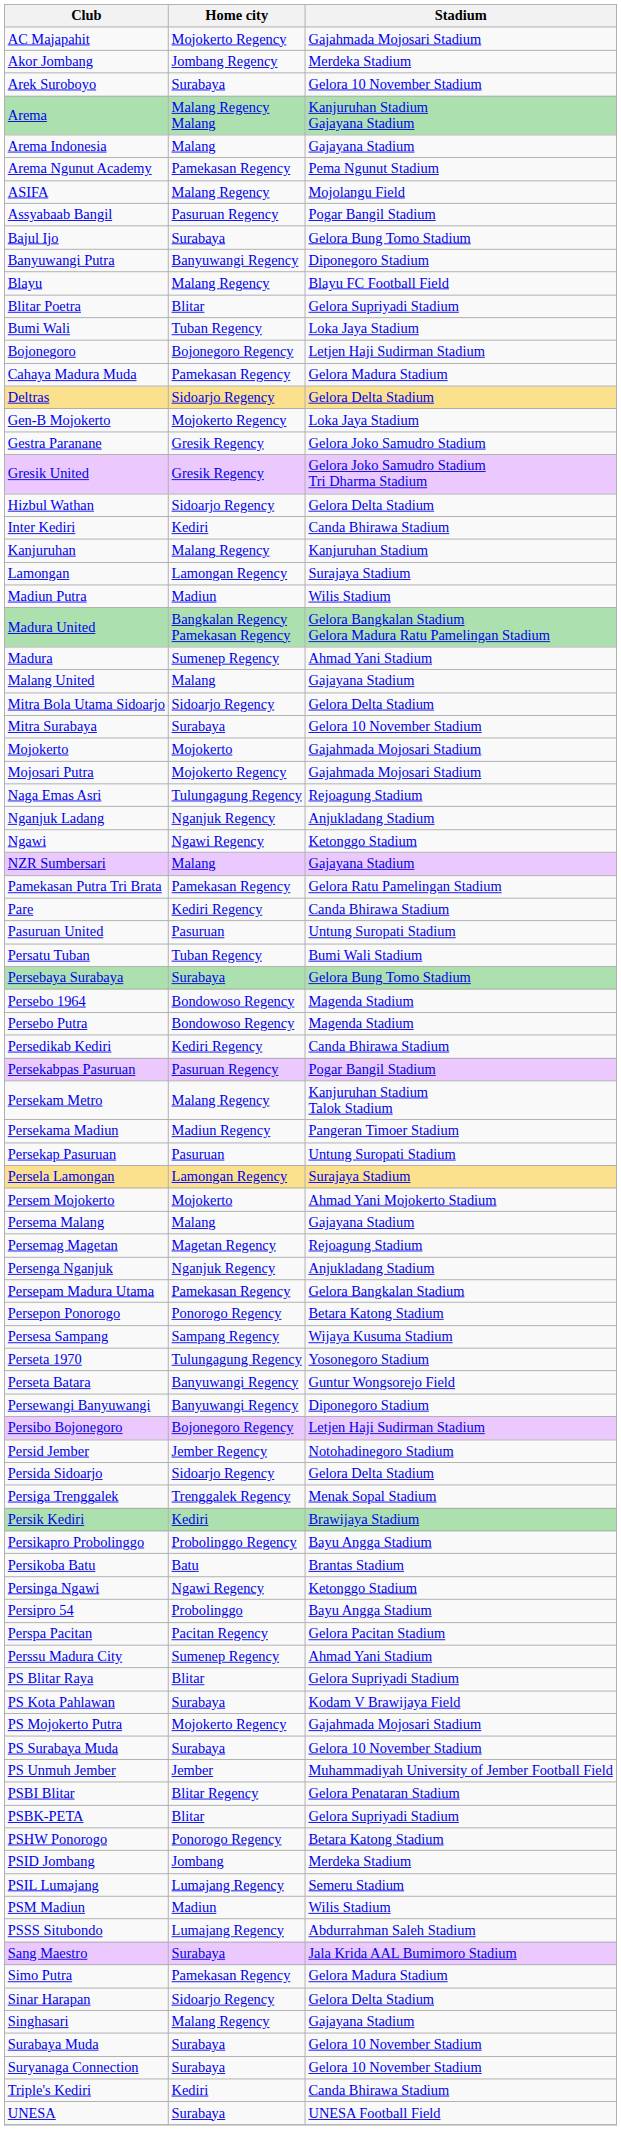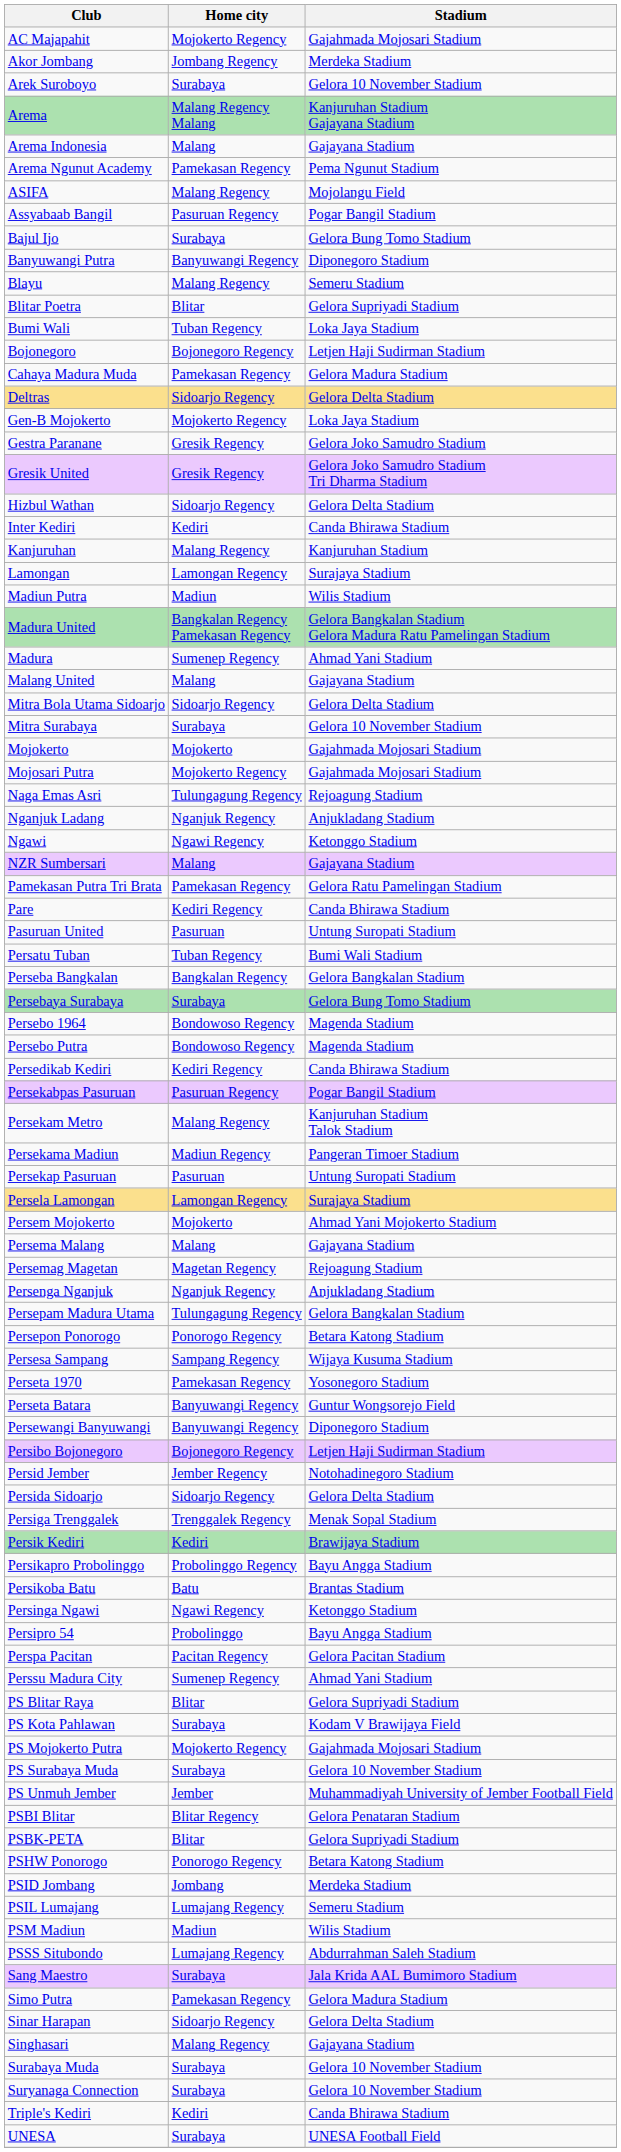(379, 283) Blayu FC Football Field -> (356, 283) Semeru Stadium
+ row: (63, 978)
(231, 1291) Pamekasan Regency -> (237, 1313) Tulungagung Regency
(237, 1359) Tulungagung Regency -> (231, 1382) Pamekasan Regency
